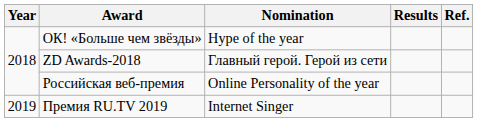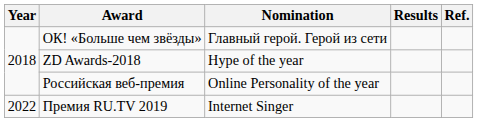(256, 38) Hype of the year -> (298, 38) Главный герой. Герой из сети
(298, 60) Главный герой. Герой из сети -> (256, 60) Hype of the year
(22, 106) 2019 -> (22, 106) 2022
